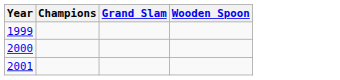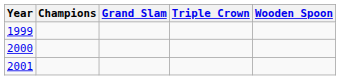+ column: (211, 13)
